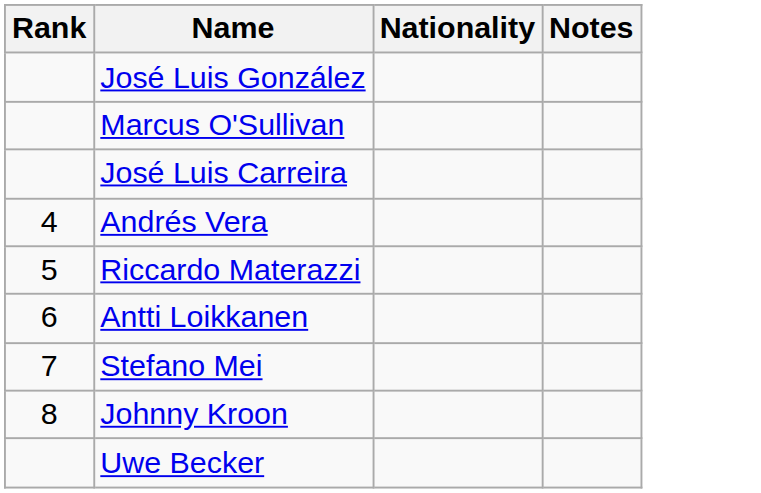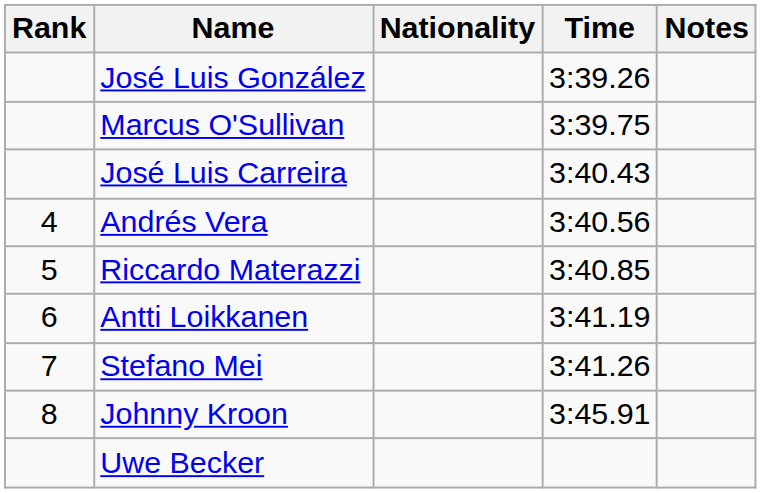+ column: (600, 28)
